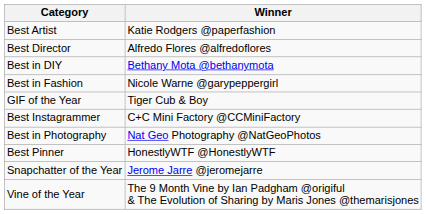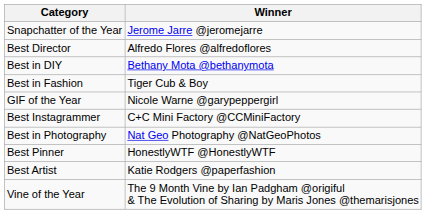rows swapped: (32, 30) <-> (65, 170)
(203, 83) Nicole Warne @garypeppergirl -> (168, 83) Tiger Cub & Boy
(168, 100) Tiger Cub & Boy -> (203, 100) Nicole Warne @garypeppergirl
